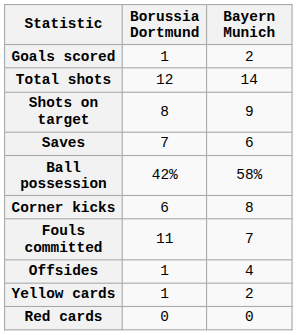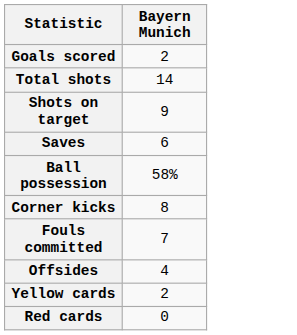- column: (165, 25)
